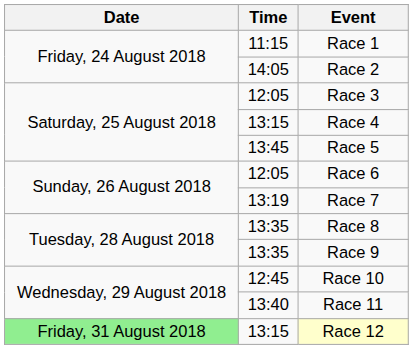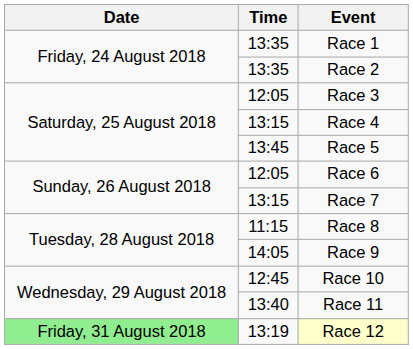(268, 43) 11:15 -> (268, 43) 13:35
(268, 69) 14:05 -> (268, 69) 13:35
(268, 200) 13:19 -> (268, 200) 13:15
(268, 226) 13:35 -> (268, 226) 11:15
(268, 252) 13:35 -> (268, 252) 14:05
(268, 331) 13:15 -> (268, 331) 13:19
